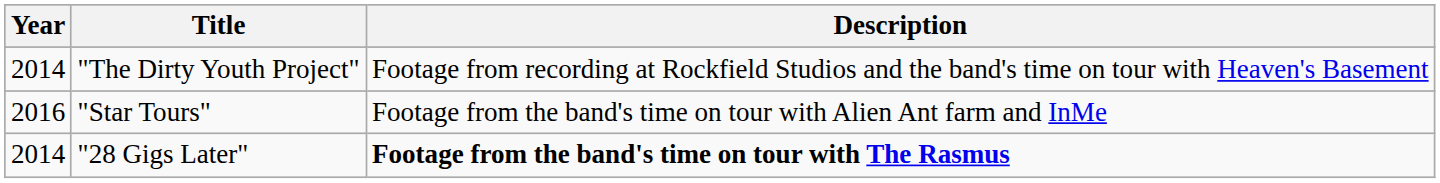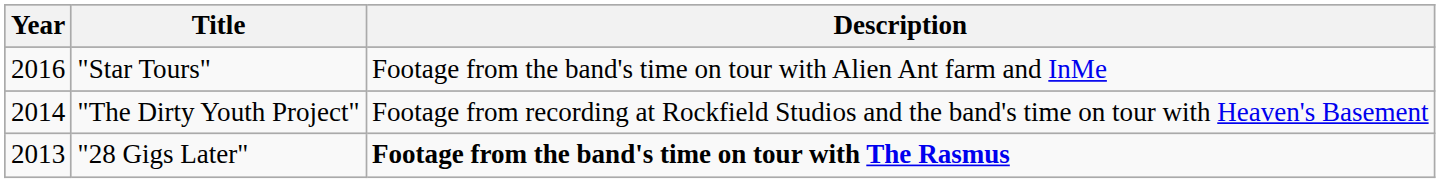rows swapped: (144, 111) <-> (219, 68)
(38, 154) 2014 -> (38, 154) 2013
